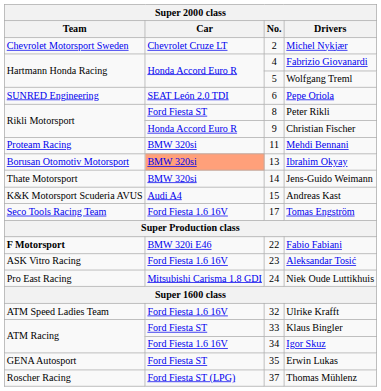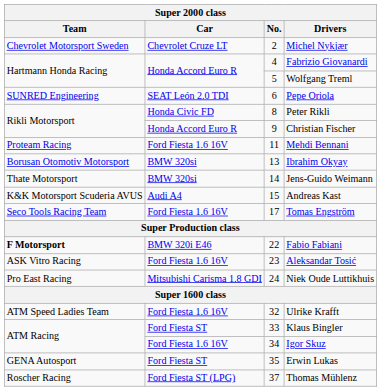(177, 112) Ford Fiesta ST -> (181, 112) Honda Civic FD
(172, 145) BMW 320si -> (188, 145) Ford Fiesta 1.6 16V
(172, 161) lightsalmon background -> (172, 161) no background
